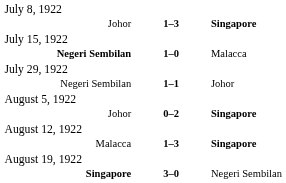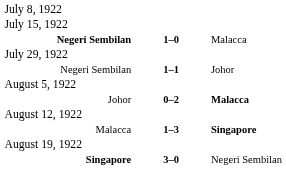- row: (120, 24)
(234, 114) Singapore -> (230, 99) Malacca
